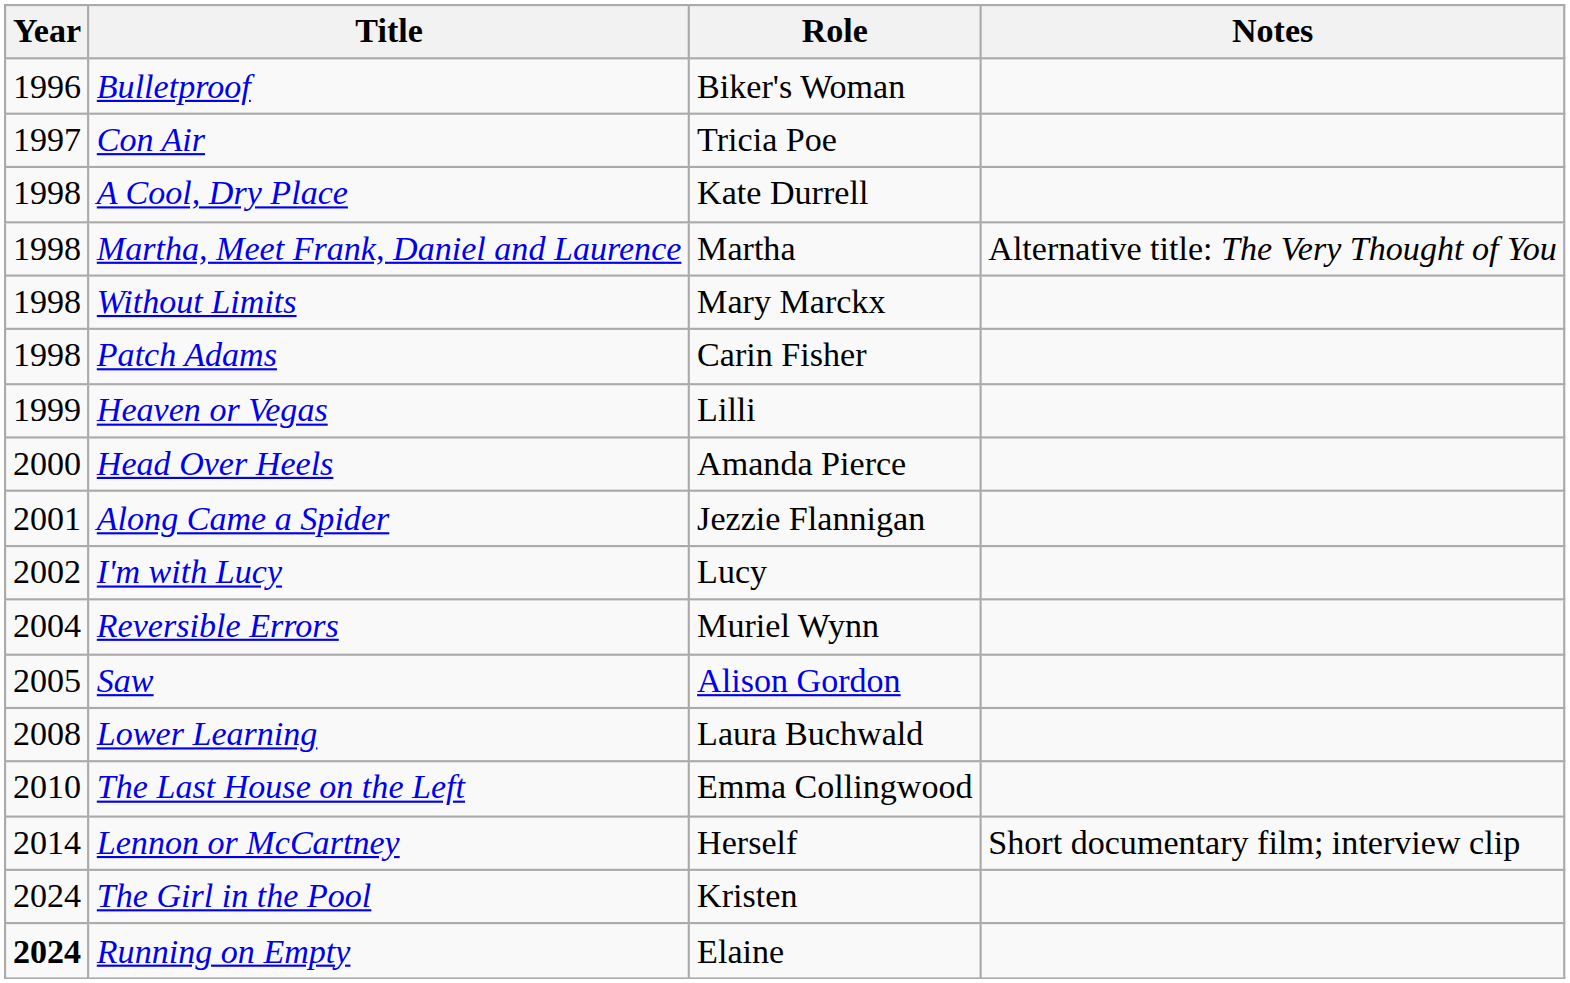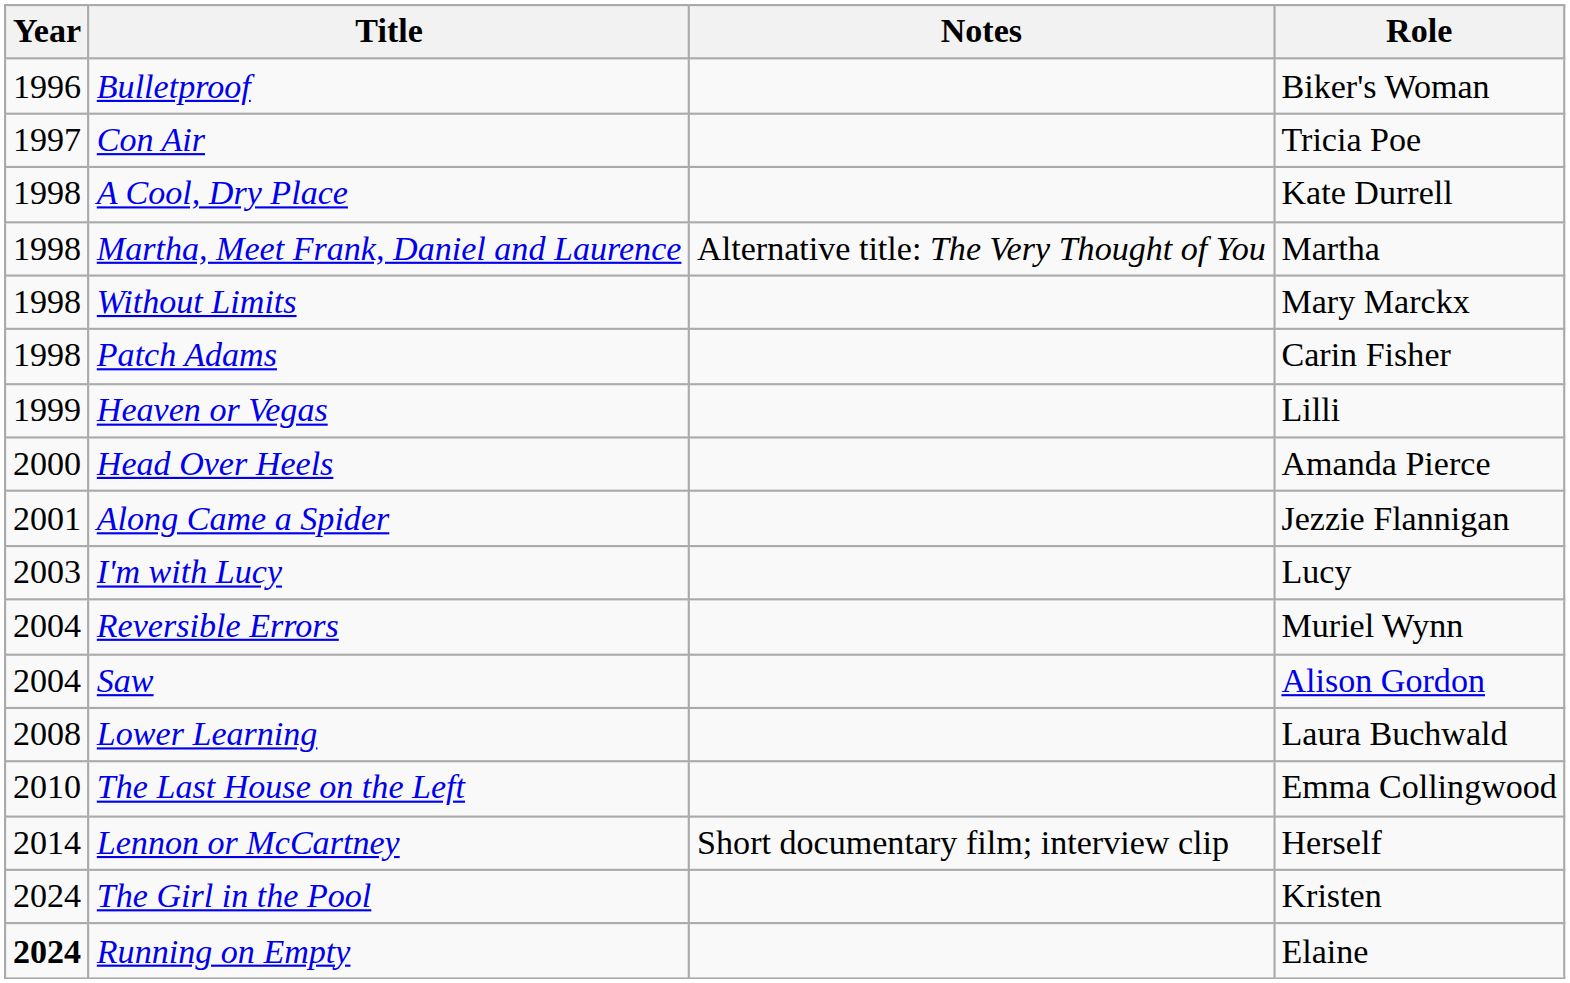columns swapped: (835, 31) <-> (1273, 31)
(47, 572) 2002 -> (47, 572) 2003
(47, 680) 2005 -> (47, 680) 2004
